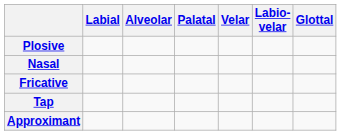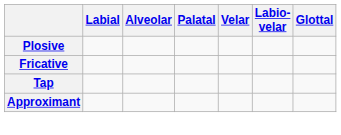- row: (44, 64)
